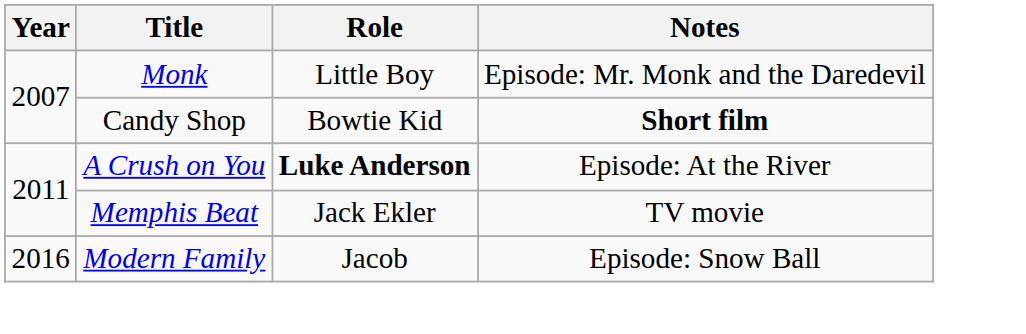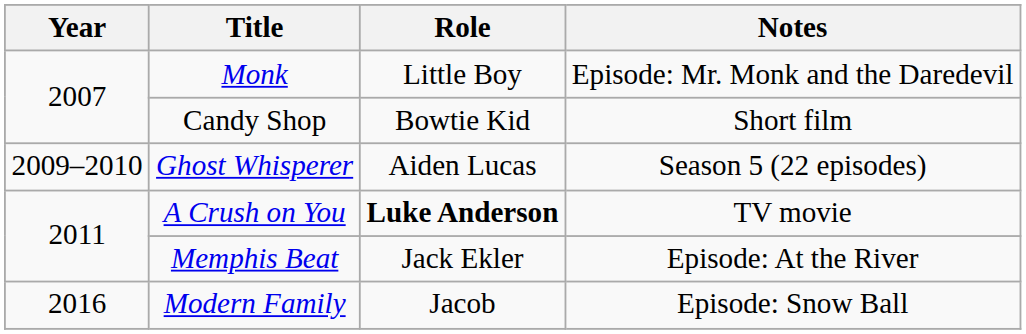(705, 119) bold -> (793, 119) normal
+ row: (255, 166)
(705, 166) Episode: At the River -> (793, 212) TV movie
(705, 212) TV movie -> (793, 258) Episode: At the River
